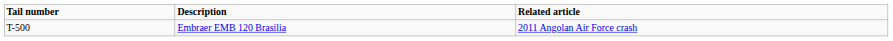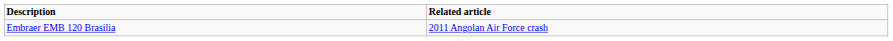- column: (33, 12)
